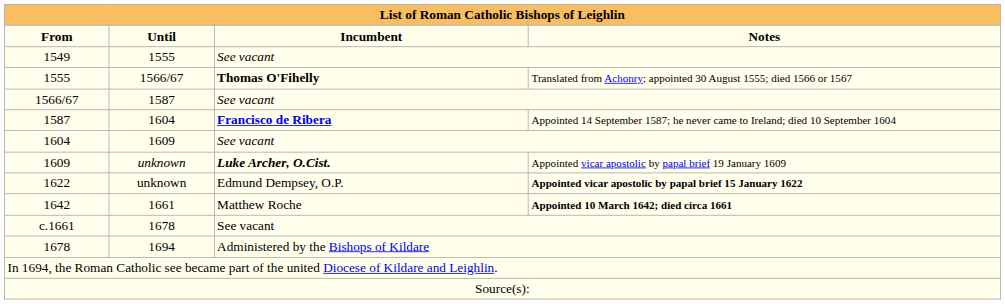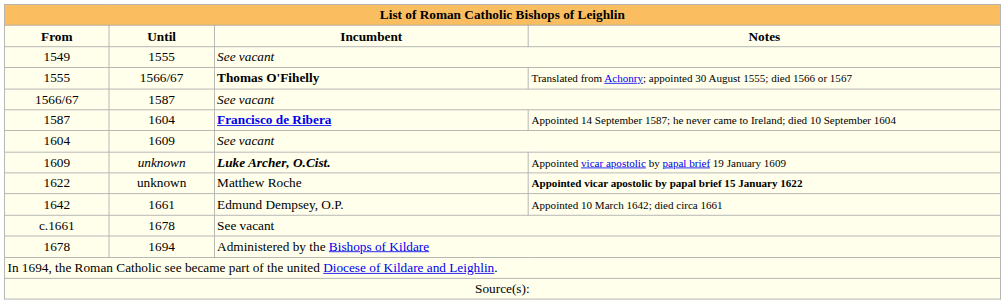(280, 183) Edmund Dempsey, O.P. -> (259, 183) Matthew Roche
(259, 204) Matthew Roche -> (280, 204) Edmund Dempsey, O.P.
(632, 204) bold -> (627, 205) normal
